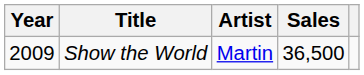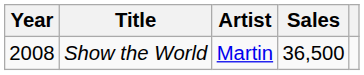(32, 52) 2009 -> (32, 52) 2008
